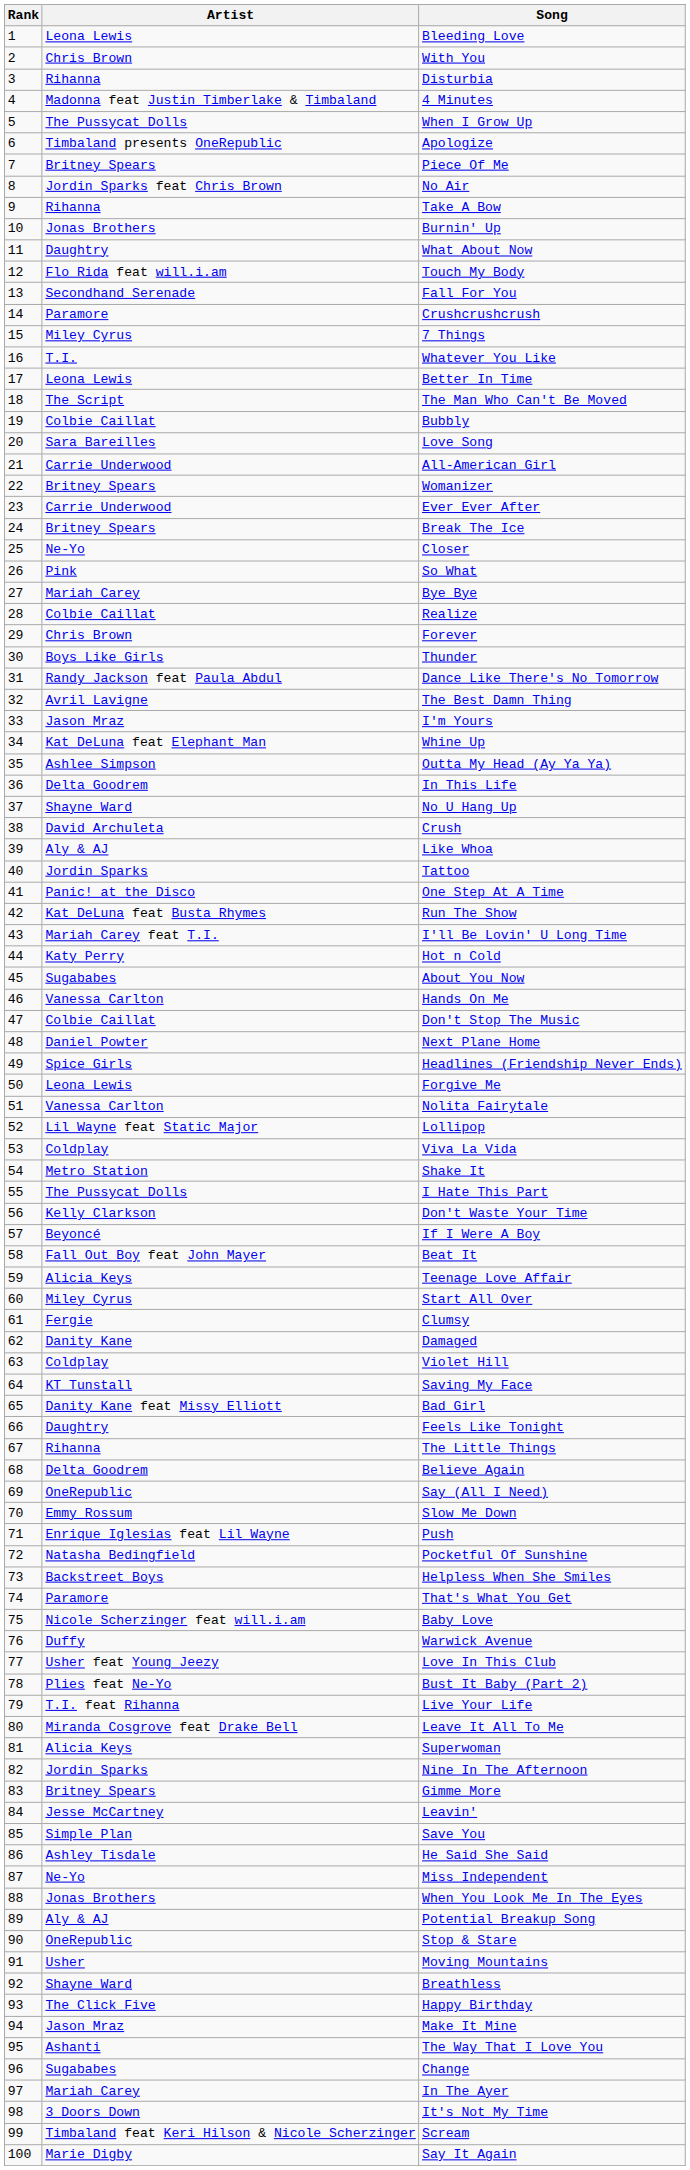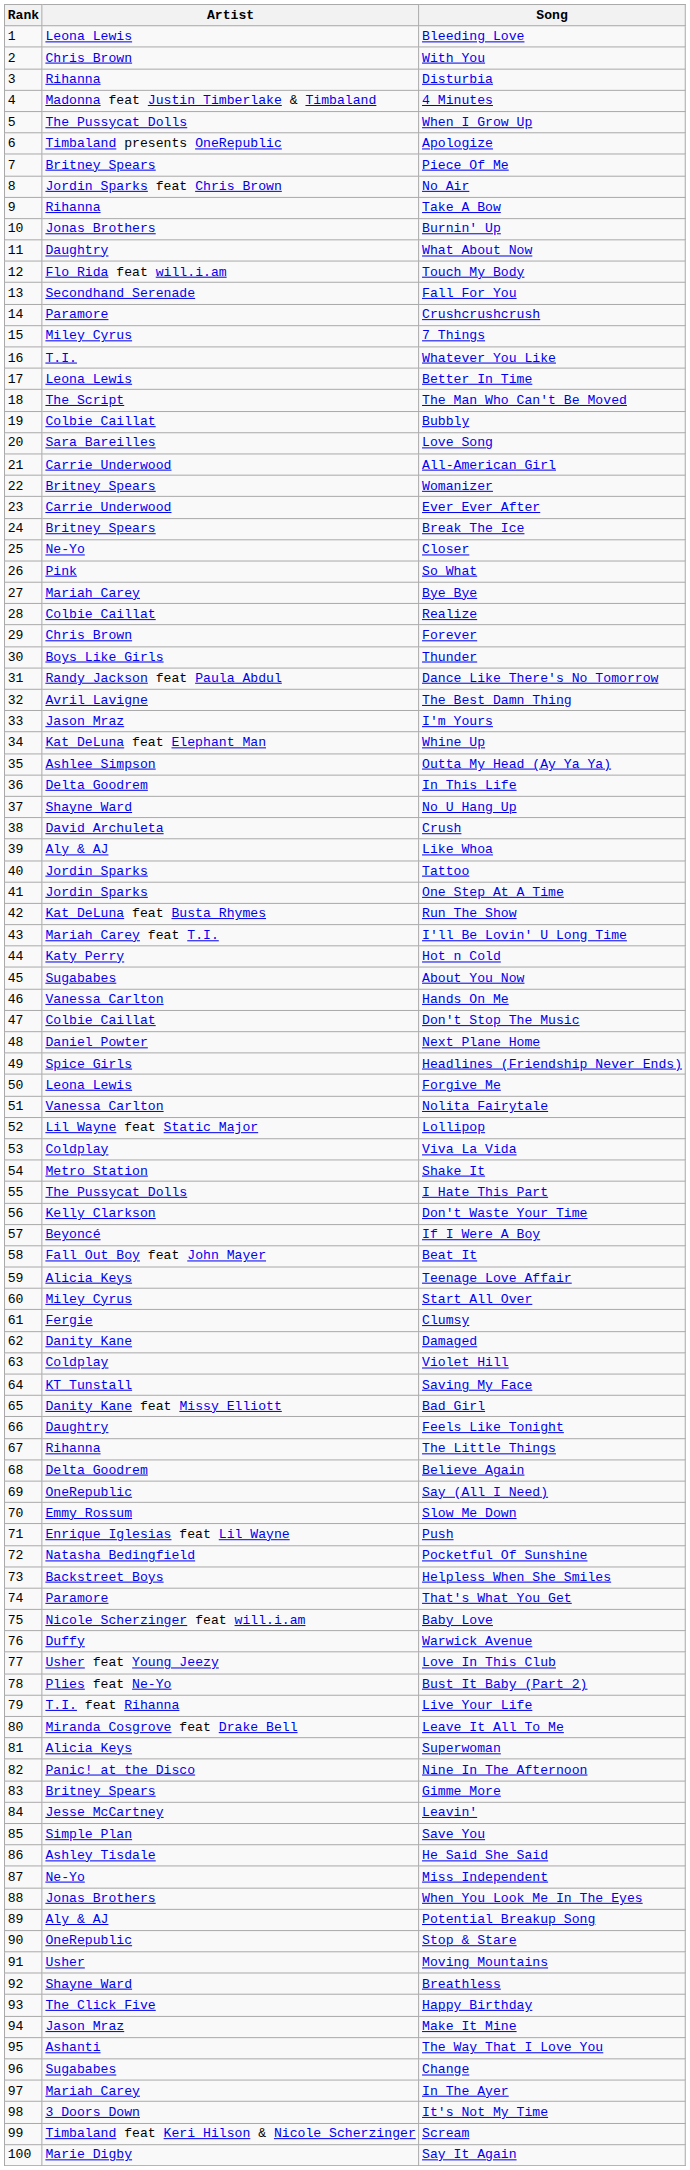(120, 893) Panic! at the Disco -> (97, 893) Jordin Sparks
(97, 1770) Jordin Sparks -> (120, 1770) Panic! at the Disco
